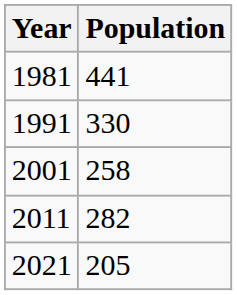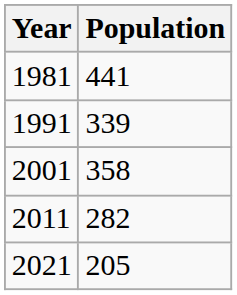(108, 123) 330 -> (108, 123) 339
(108, 170) 258 -> (108, 170) 358
